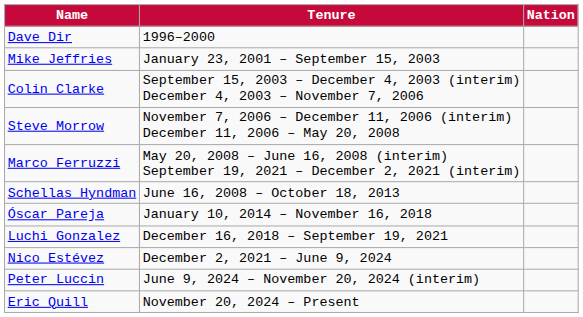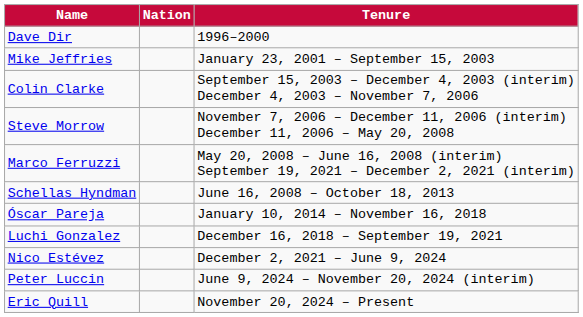columns swapped: (551, 15) <-> (331, 15)
